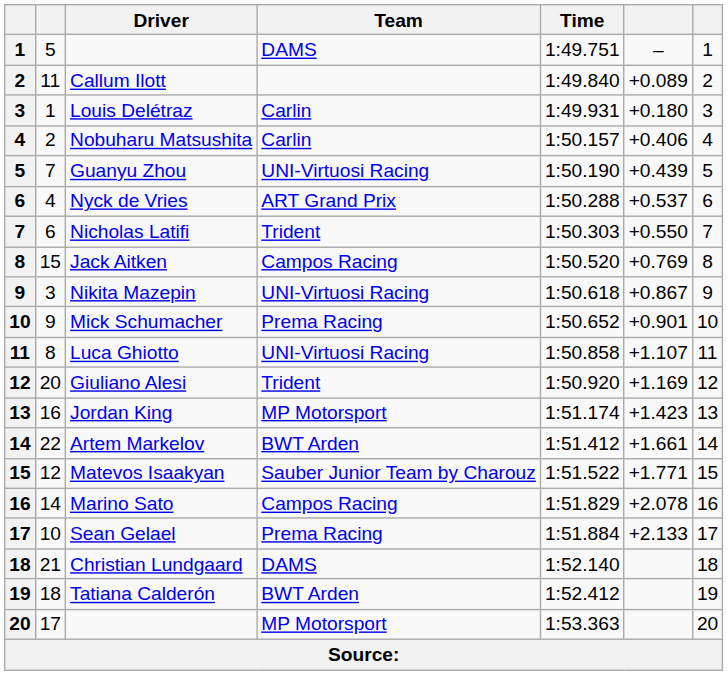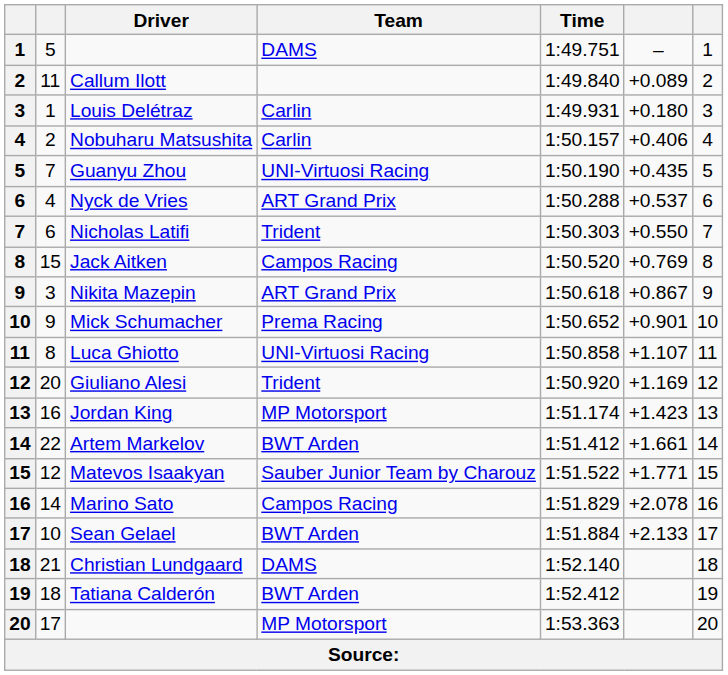(658, 171) +0.439 -> (658, 171) +0.435
(345, 291) UNI-Virtuosi Racing -> (329, 291) ART Grand Prix
(322, 533) Prema Racing -> (310, 533) BWT Arden
